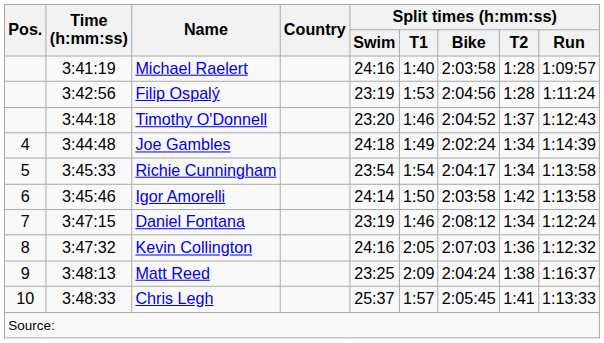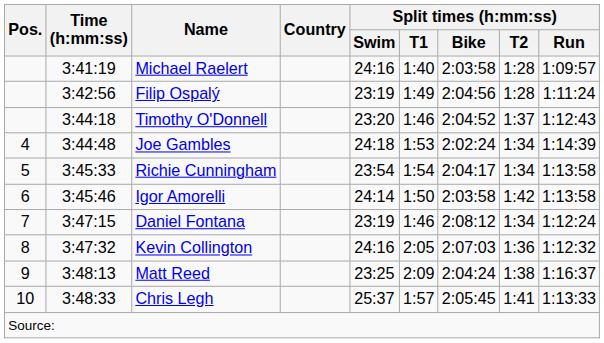(419, 94) 1:53 -> (419, 94) 1:49
(419, 145) 1:49 -> (419, 145) 1:53
